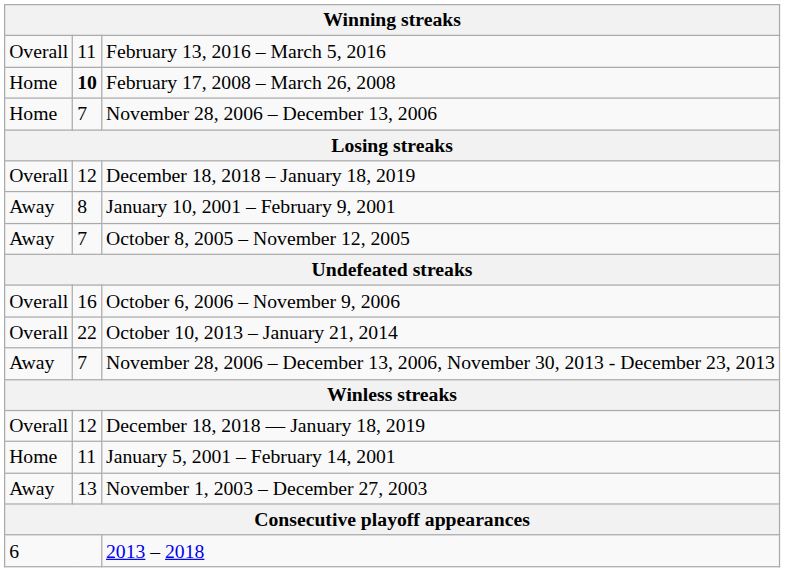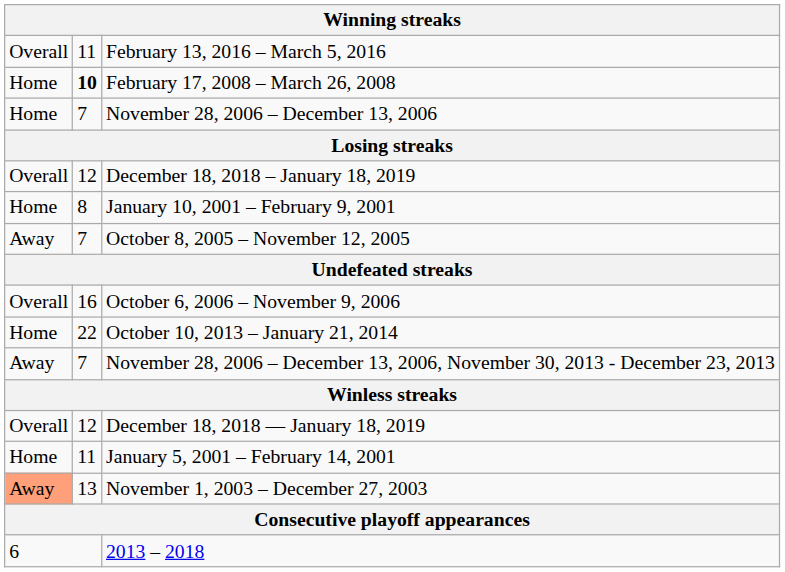(32, 207) Away -> (33, 207) Home
(39, 332) Overall -> (33, 332) Home
(32, 488) no background -> (32, 488) lightsalmon background
